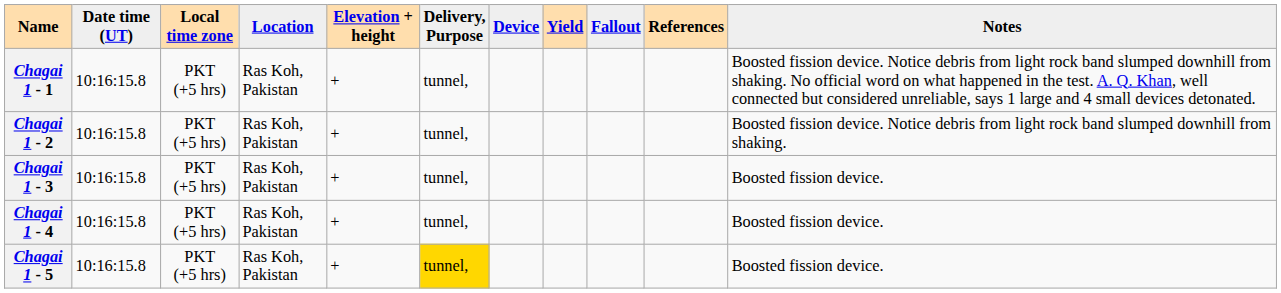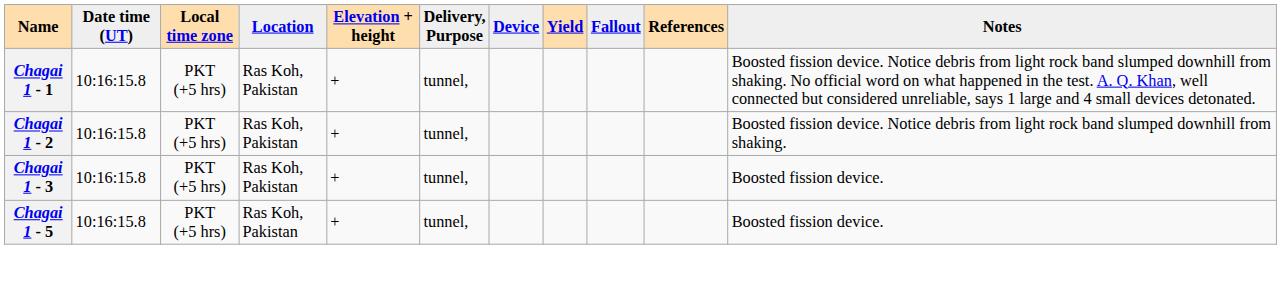- row: (38, 221)
(446, 266) gold background -> (446, 221) no background
